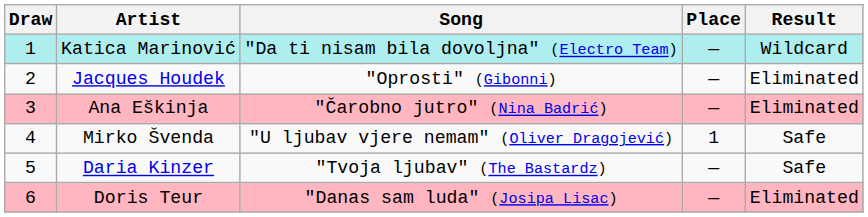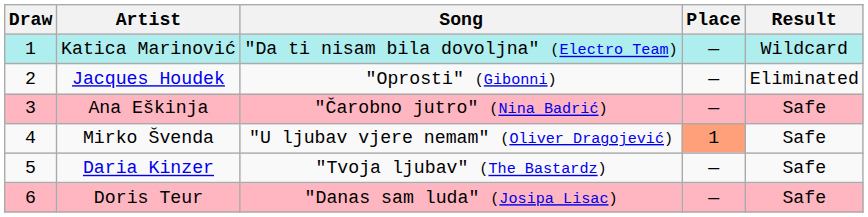(804, 109) Eliminated -> (804, 109) Safe
(714, 138) no background -> (714, 138) lightsalmon background
(804, 198) Eliminated -> (804, 198) Safe
